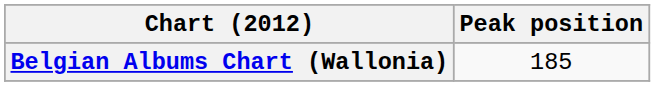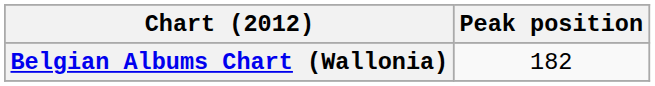(551, 62) 185 -> (551, 62) 182
